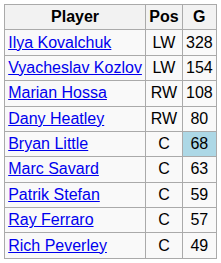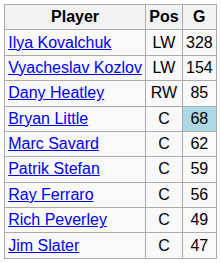- row: (58, 93)
(199, 118) 80 -> (199, 93) 85
(199, 169) 63 -> (199, 144) 62
(199, 220) 57 -> (199, 194) 56
+ row: (44, 245)
